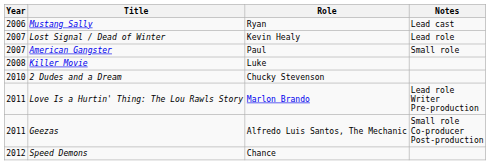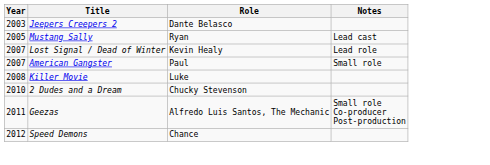+ row: (73, 24)
(16, 24) 2006 -> (16, 37) 2005
- row: (136, 99)
